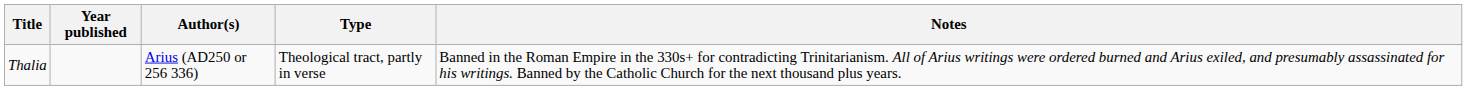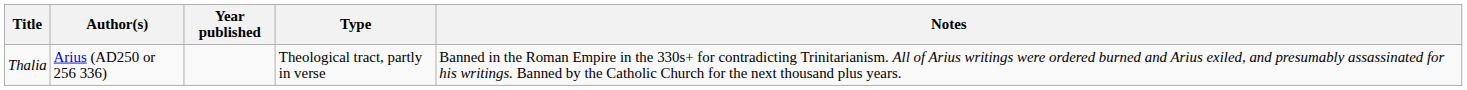columns swapped: (208, 24) <-> (96, 24)
